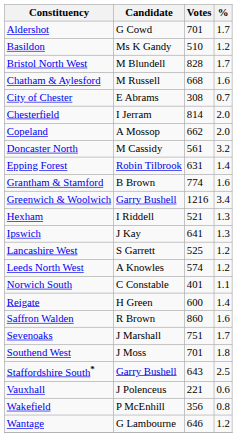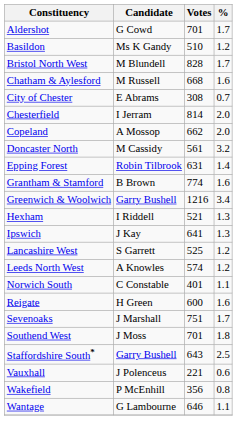(223, 302) 1.4 -> (223, 302) 1.6
- row: (40, 319)
(223, 423) 1.2 -> (223, 406) 1.1
